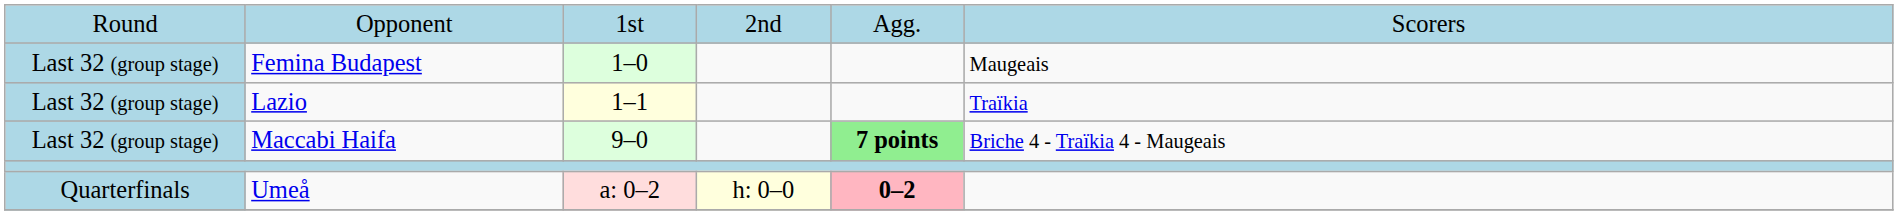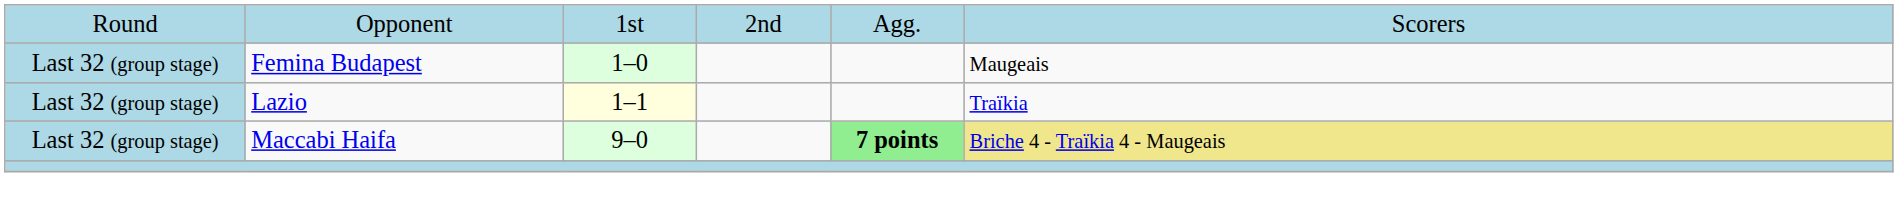(1098, 141) no background -> (1098, 141) khaki background
- row: (280, 190)
